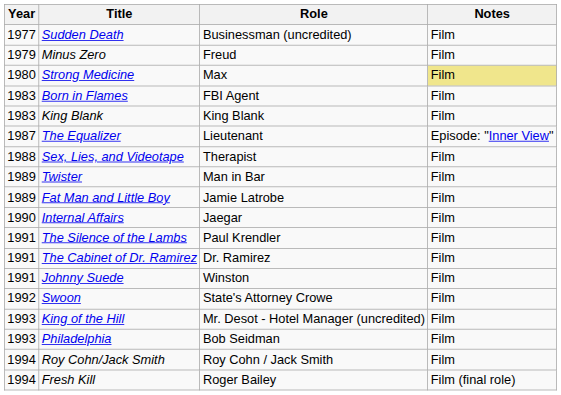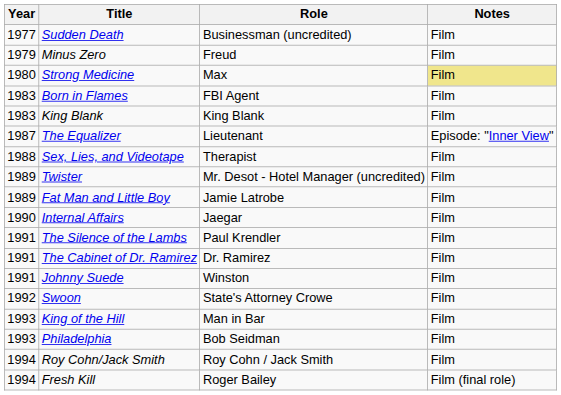(234, 177) Man in Bar -> (314, 177) Mr. Desot - Hotel Manager (uncredited)
(314, 319) Mr. Desot - Hotel Manager (uncredited) -> (234, 319) Man in Bar
